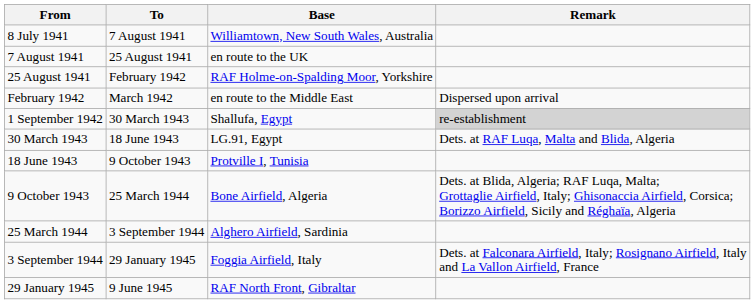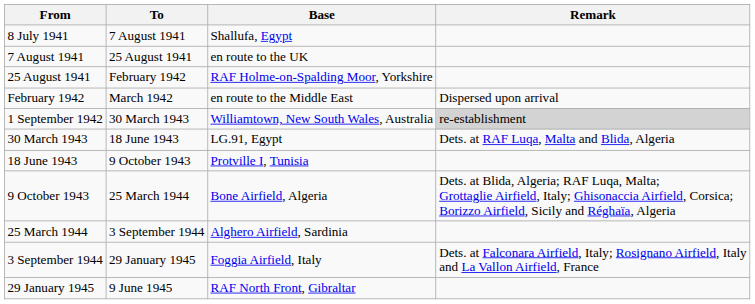(322, 35) Williamtown, New South Wales, Australia -> (251, 35) Shallufa, Egypt
(251, 118) Shallufa, Egypt -> (322, 118) Williamtown, New South Wales, Australia
